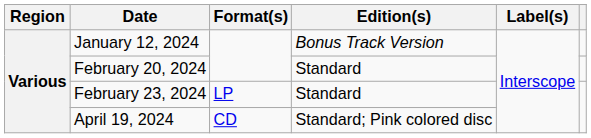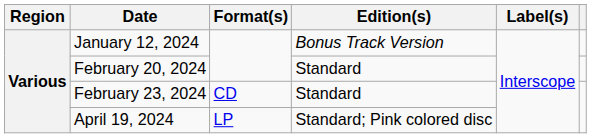(223, 94) LP -> (225, 94) CD
(225, 119) CD -> (223, 119) LP
